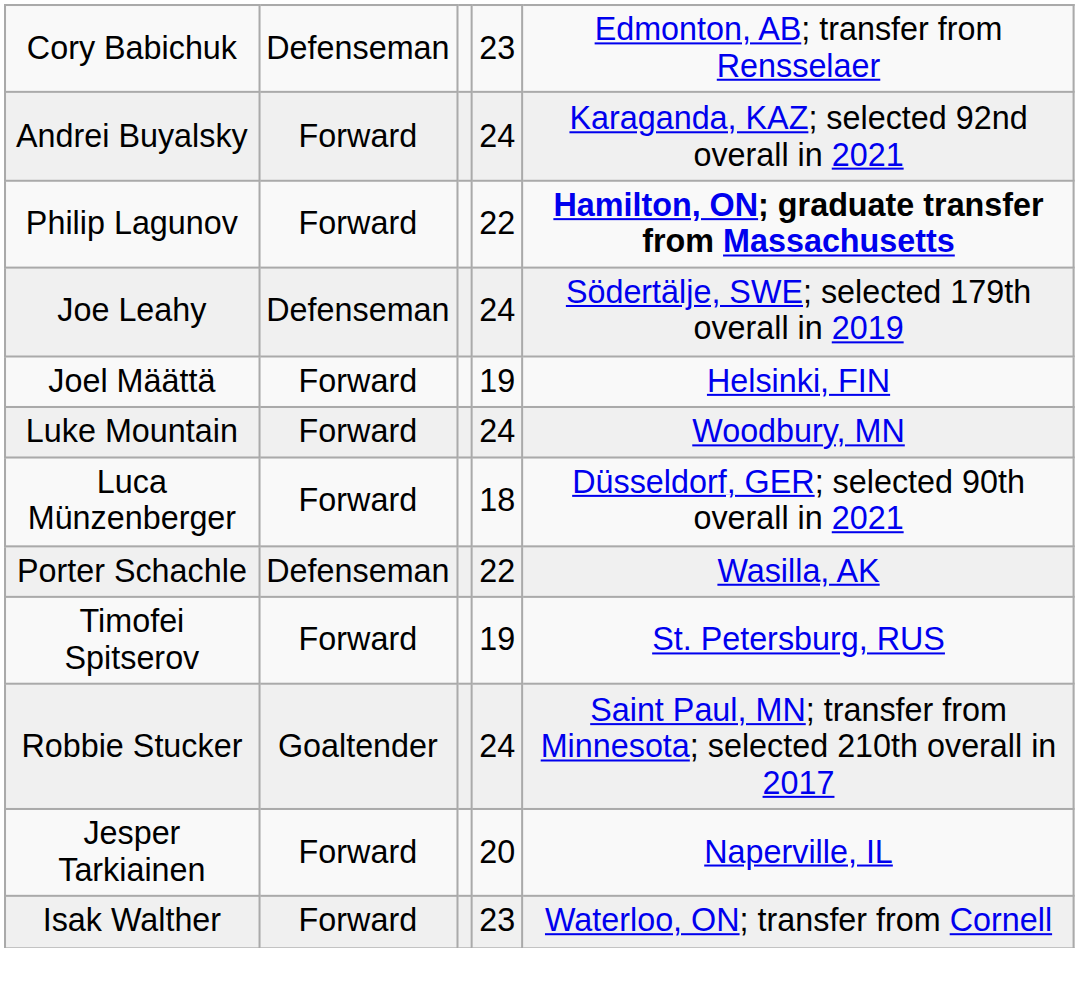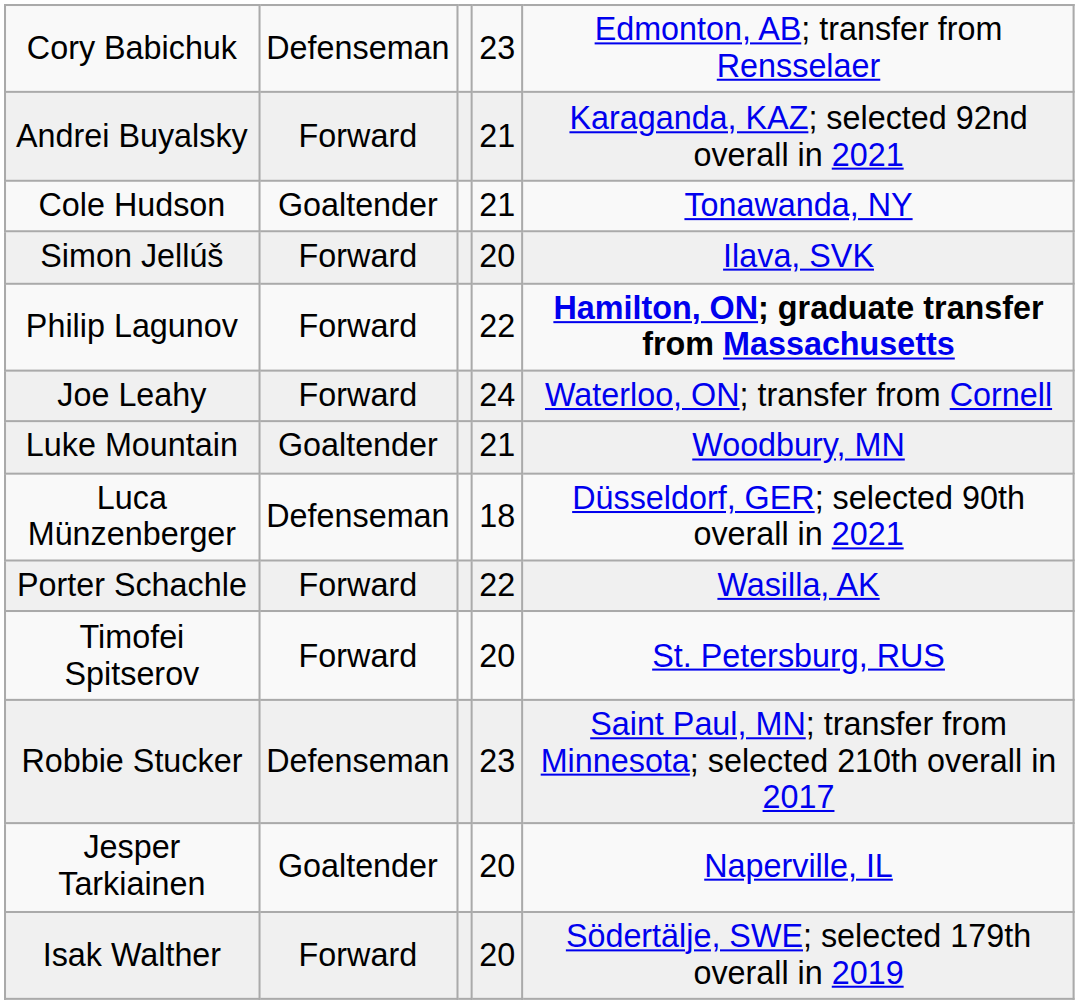(497, 135) 24 -> (497, 135) 21
+ row: (132, 205)
+ row: (132, 256)
(358, 311) Defenseman -> (358, 395) Forward
(799, 311) Södertälje, SWE; selected 179th overall in 2019 -> (799, 395) Waterloo, ON; transfer from Cornell
- row: (132, 380)
(358, 431) Forward -> (358, 446) Goaltender
(497, 431) 24 -> (497, 446) 21
(358, 501) Forward -> (358, 516) Defenseman
(358, 570) Defenseman -> (358, 585) Forward
(497, 640) 19 -> (497, 655) 20
(358, 745) Goaltender -> (358, 760) Defenseman
(497, 745) 24 -> (497, 760) 23
(358, 851) Forward -> (358, 866) Goaltender
(497, 921) 23 -> (497, 954) 20
(799, 921) Waterloo, ON; transfer from Cornell -> (799, 954) Södertälje, SWE; selected 179th overall in 2019
